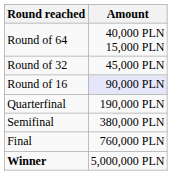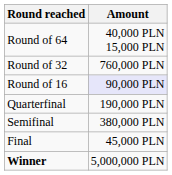(135, 65) 45,000 PLN -> (132, 65) 760,000 PLN
(132, 141) 760,000 PLN -> (135, 141) 45,000 PLN
